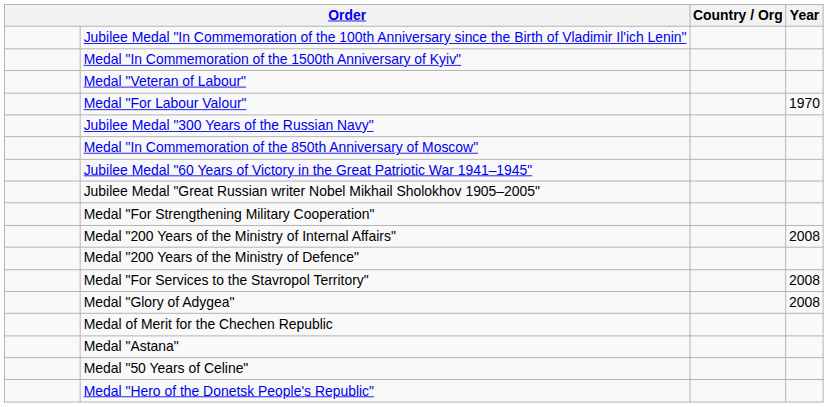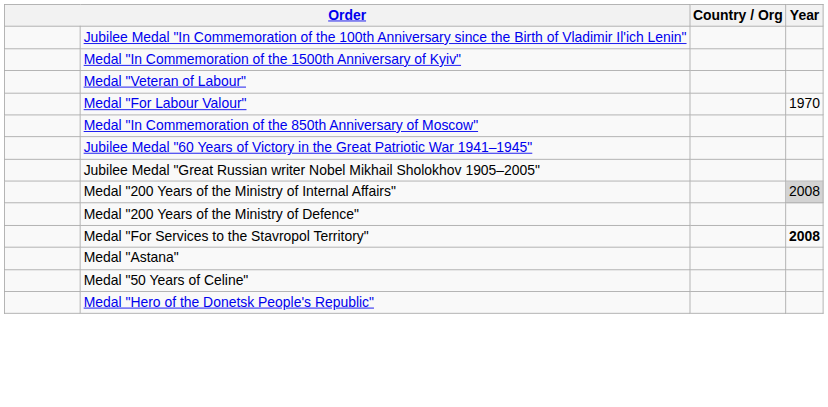- row: (229, 125)
- row: (229, 214)
(805, 236) no background -> (805, 192) lightgrey background
(805, 280) normal -> (805, 236) bold
- row: (159, 302)
- row: (208, 324)
